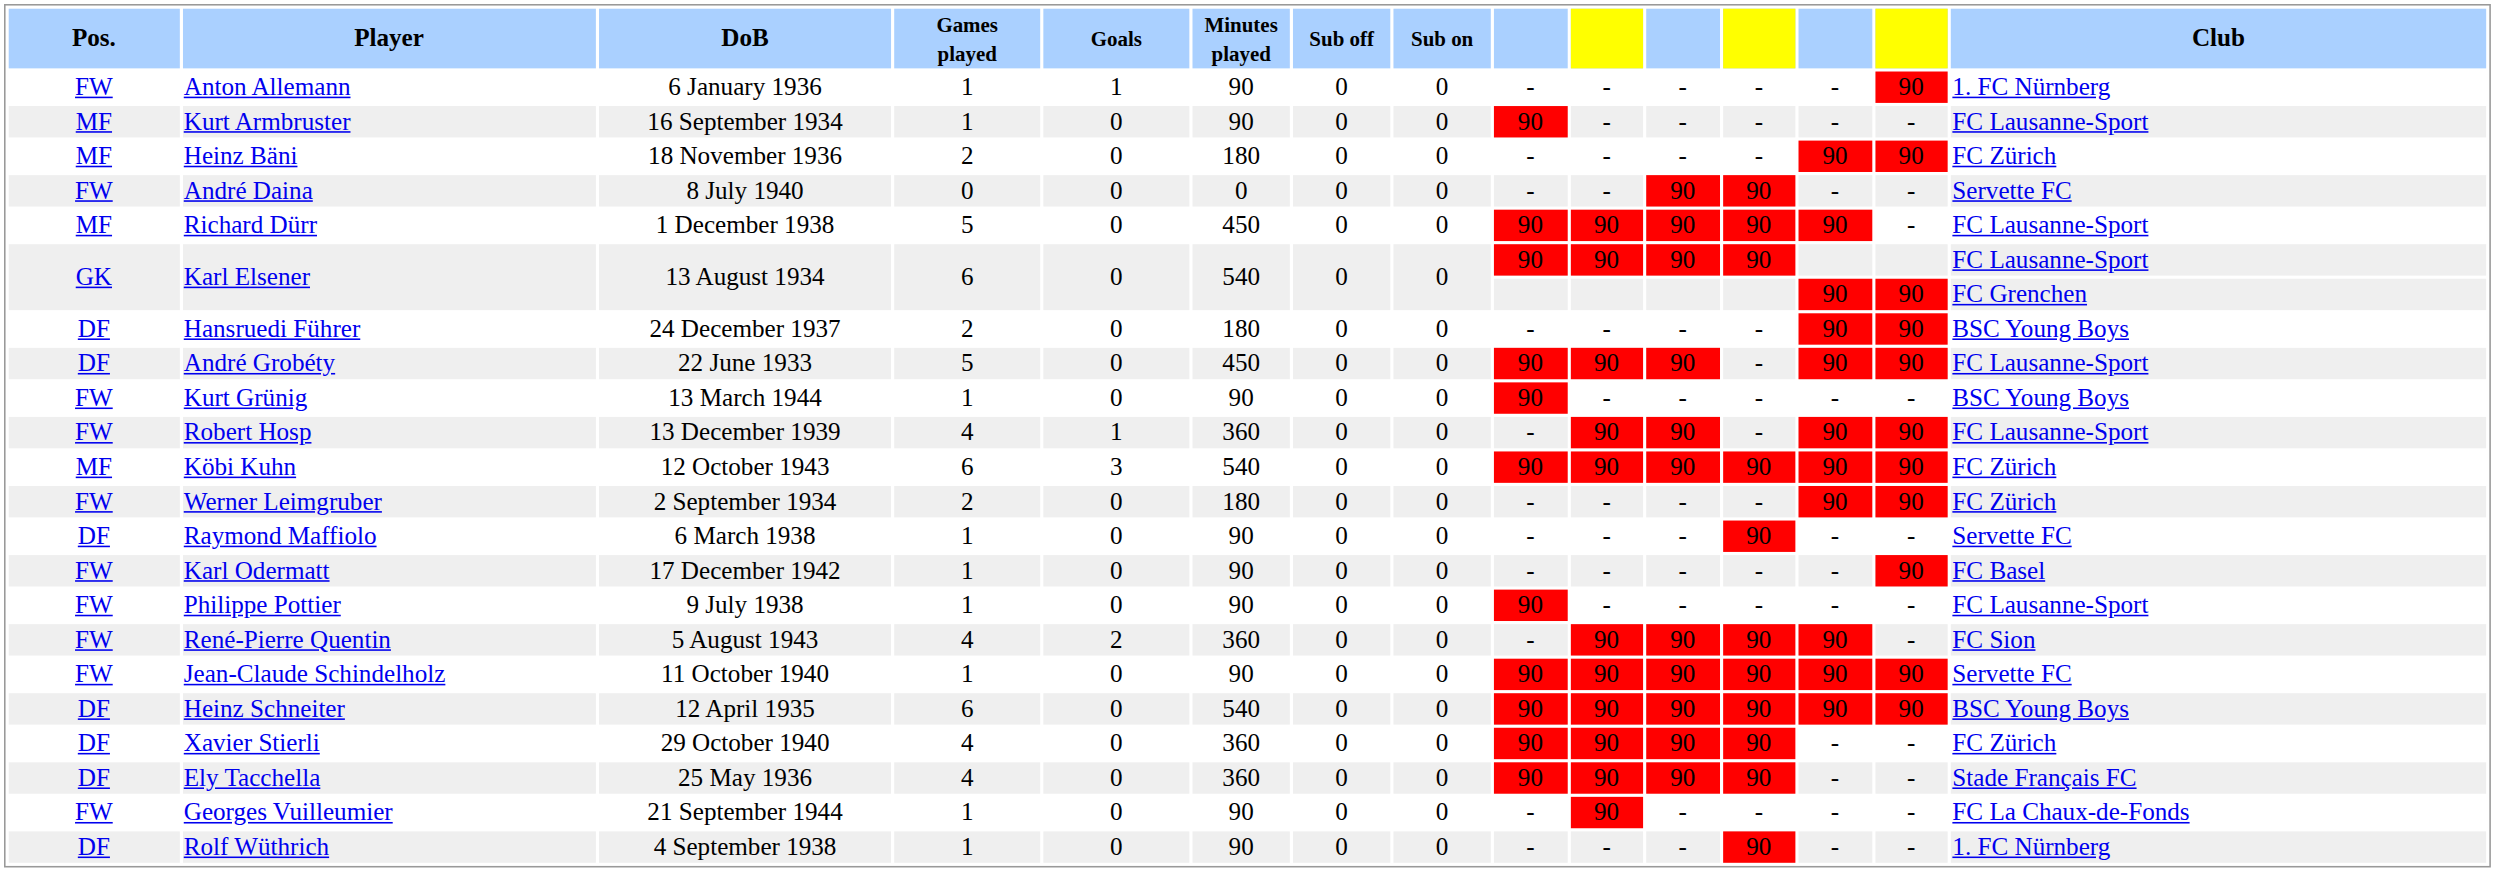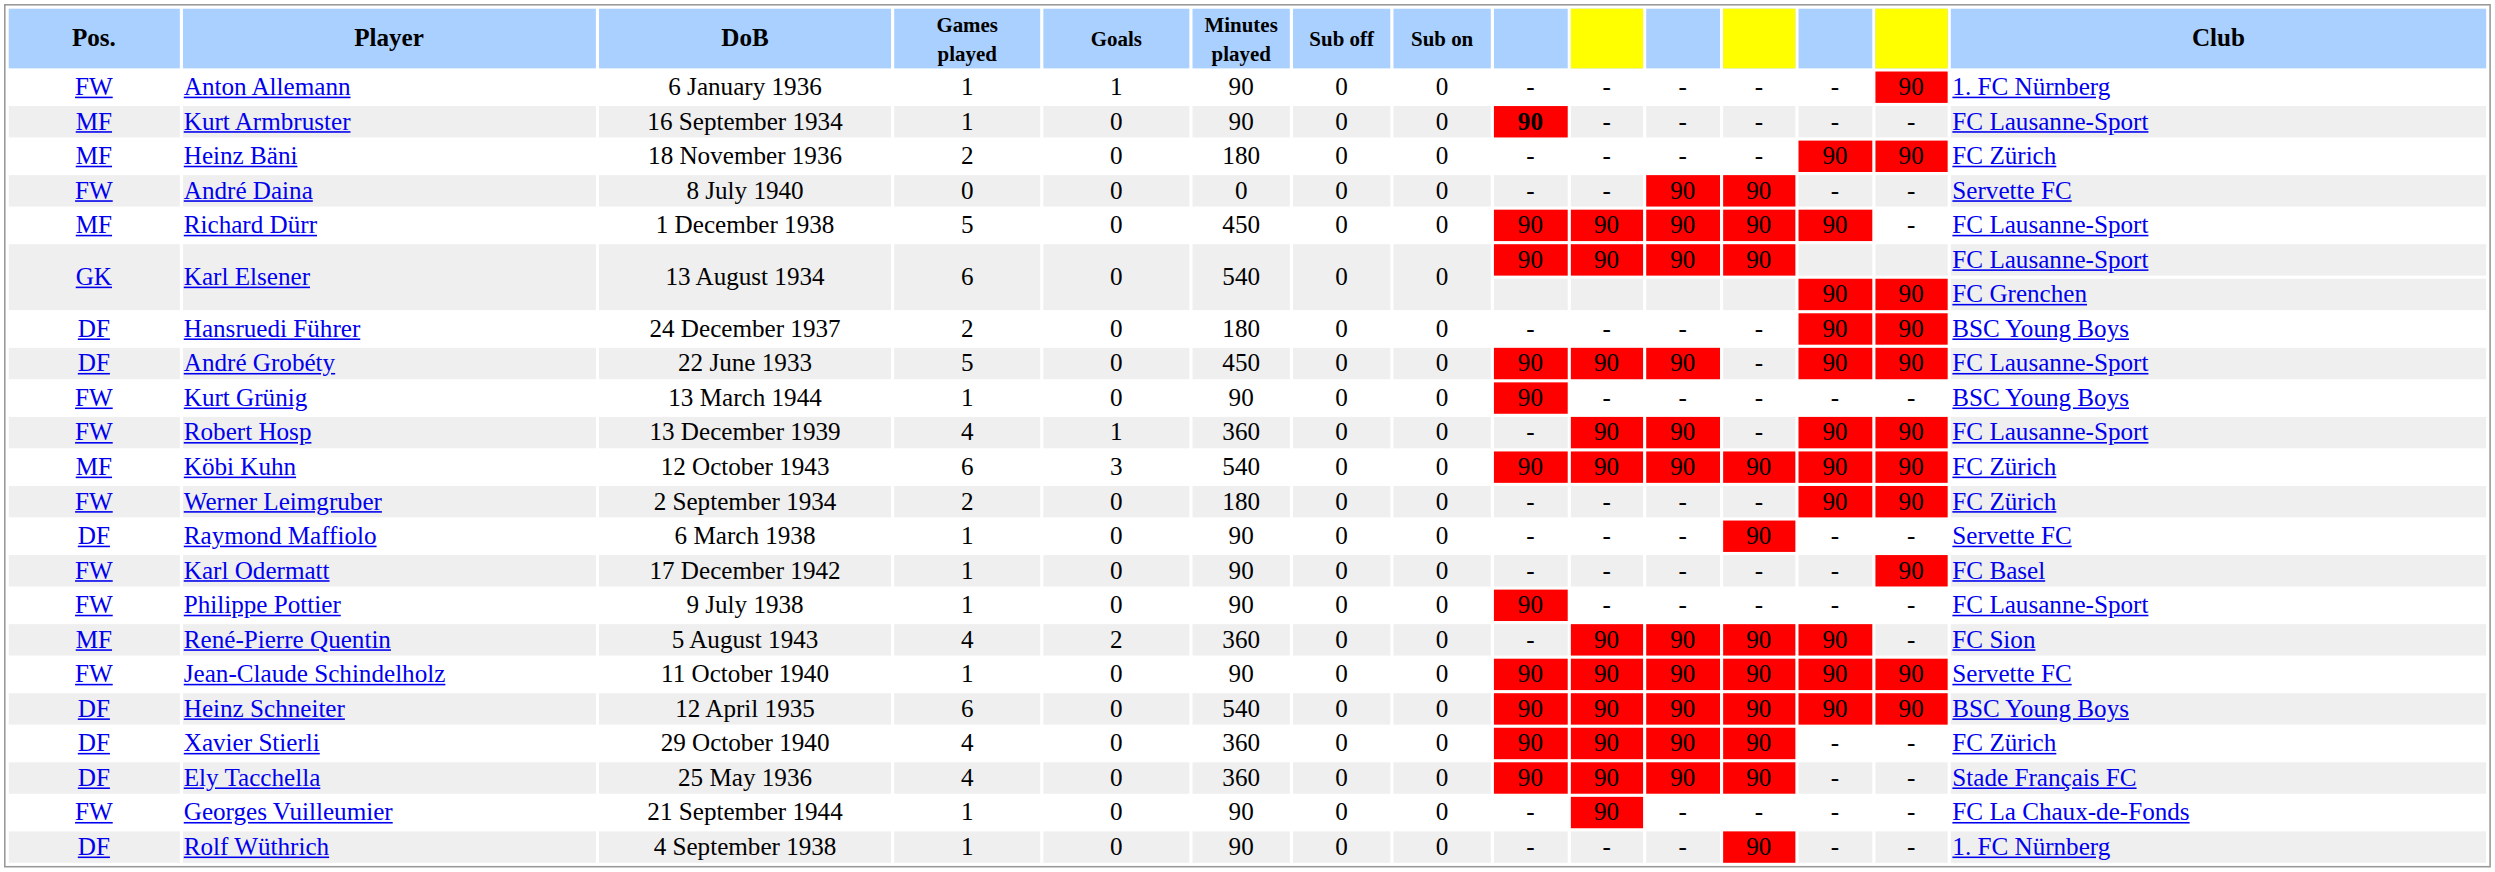(1530, 121) normal -> (1530, 121) bold
(94, 639) FW -> (94, 639) MF
